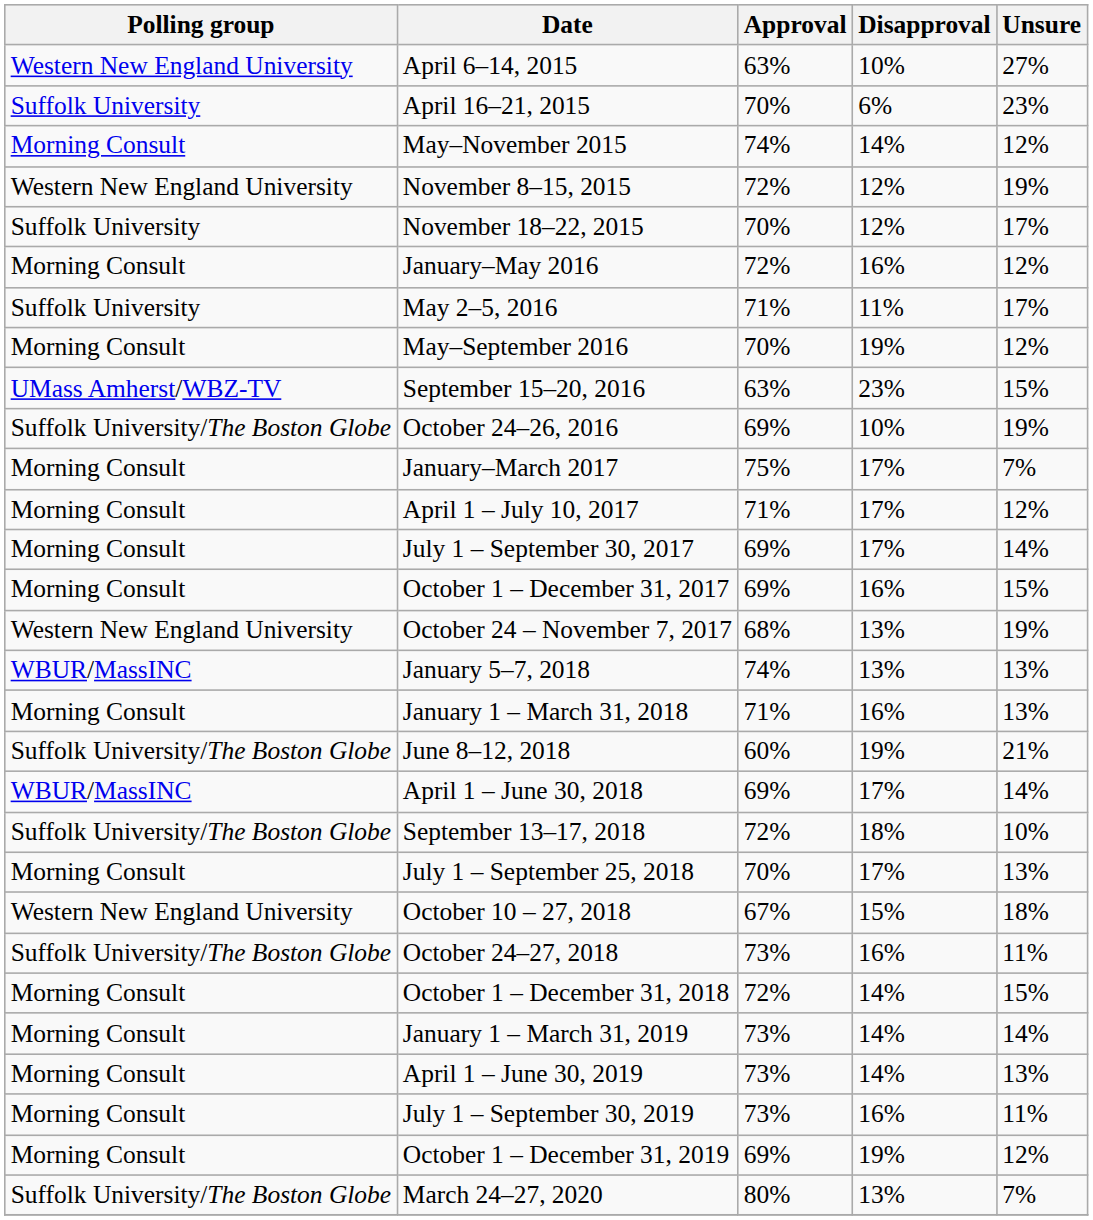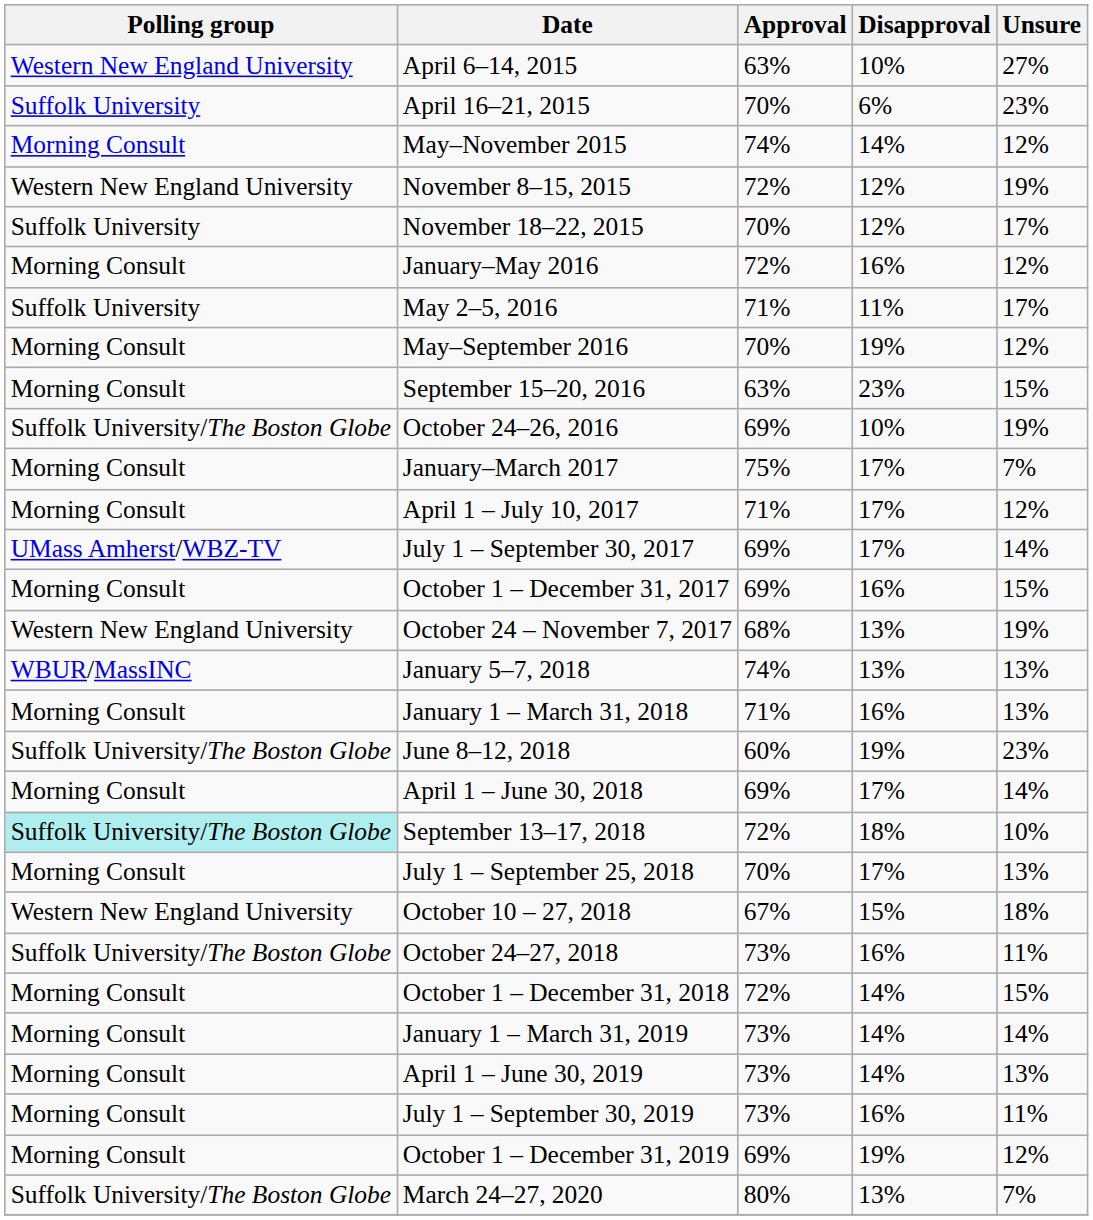(146, 387) UMass Amherst/WBZ-TV -> (98, 387) Morning Consult
(98, 549) Morning Consult -> (146, 549) UMass Amherst/WBZ-TV
(1026, 750) 21% -> (1026, 750) 23%
(101, 791) WBUR/MassINC -> (98, 791) Morning Consult
(201, 831) no background -> (201, 831) paleturquoise background
